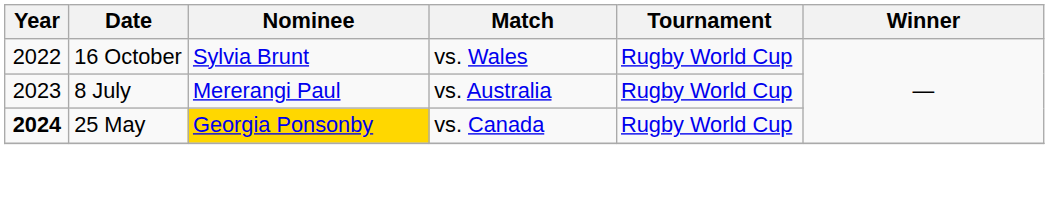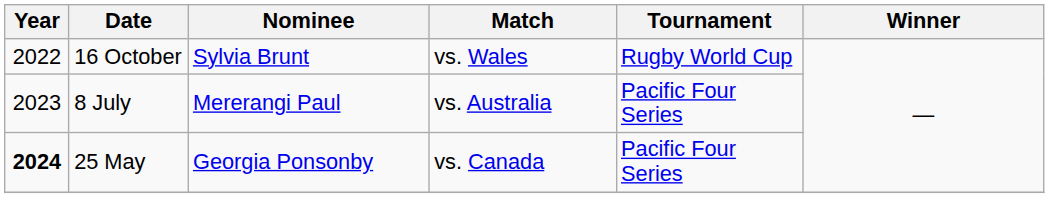(707, 90) Rugby World Cup -> (678, 103) Pacific Four Series
(283, 125) gold background -> (283, 162) no background
(707, 125) Rugby World Cup -> (678, 162) Pacific Four Series
